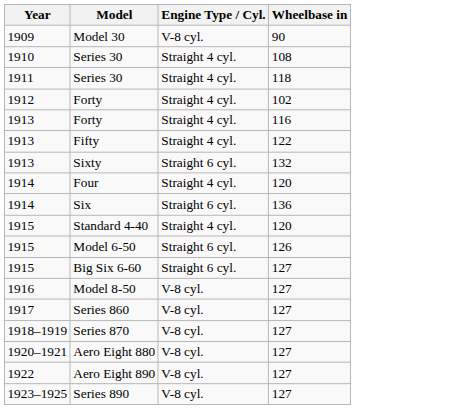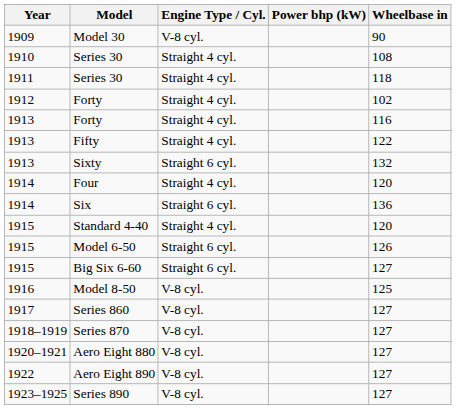+ column: (319, 15)
(282, 288) 127 -> (382, 288) 125
